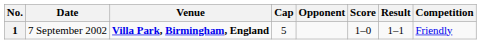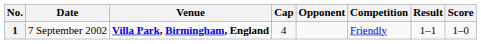columns swapped: (363, 13) <-> (445, 13)
(284, 30) 5 -> (284, 30) 4
